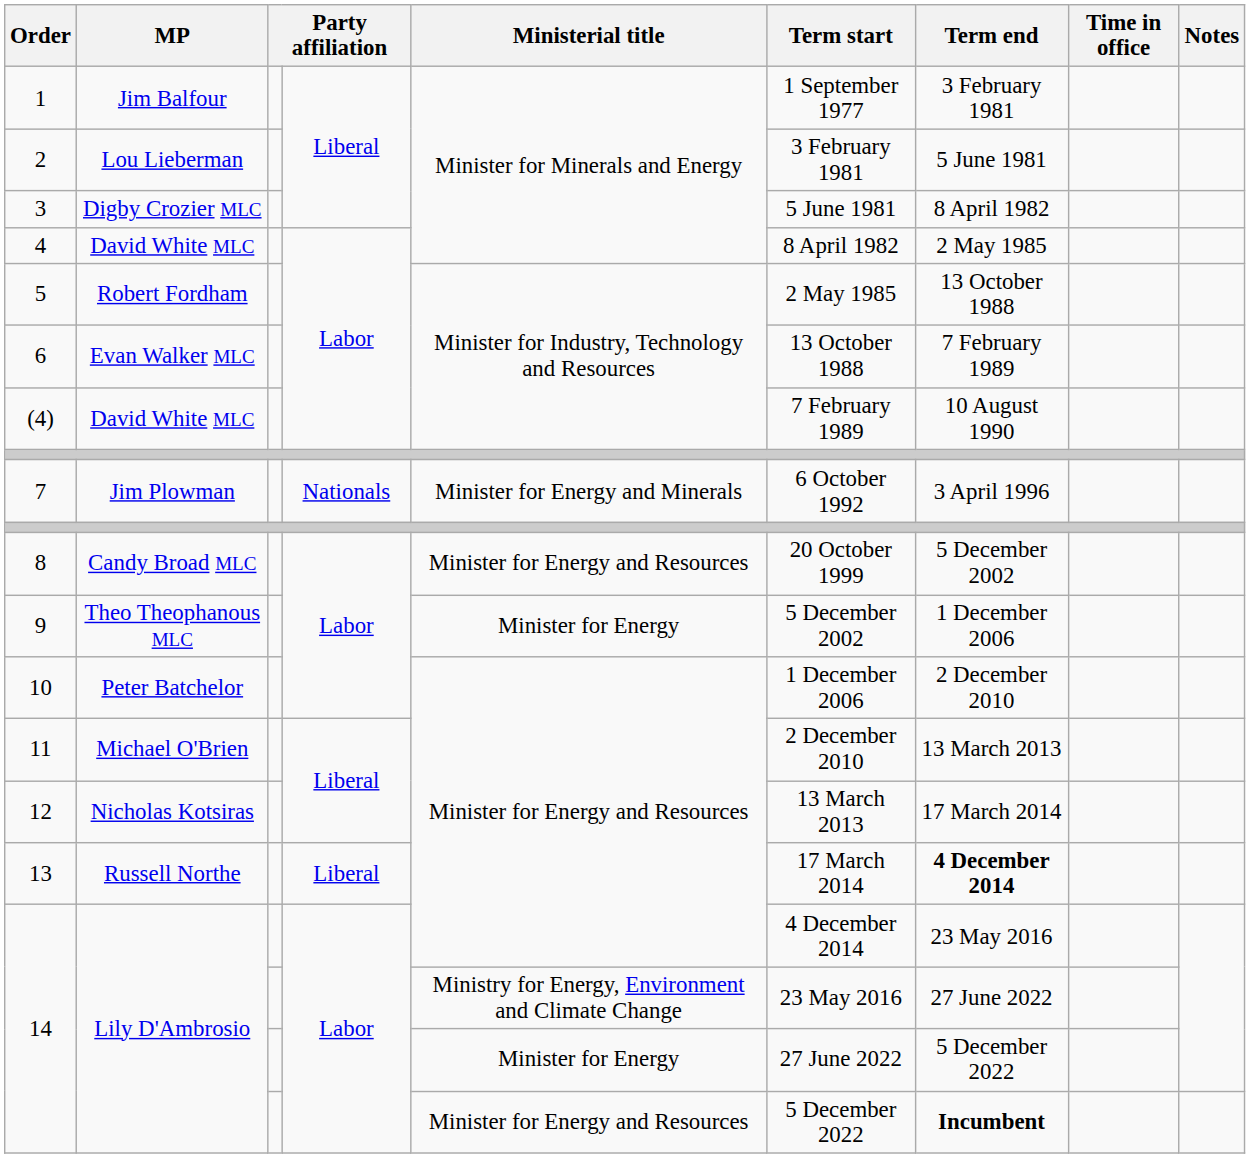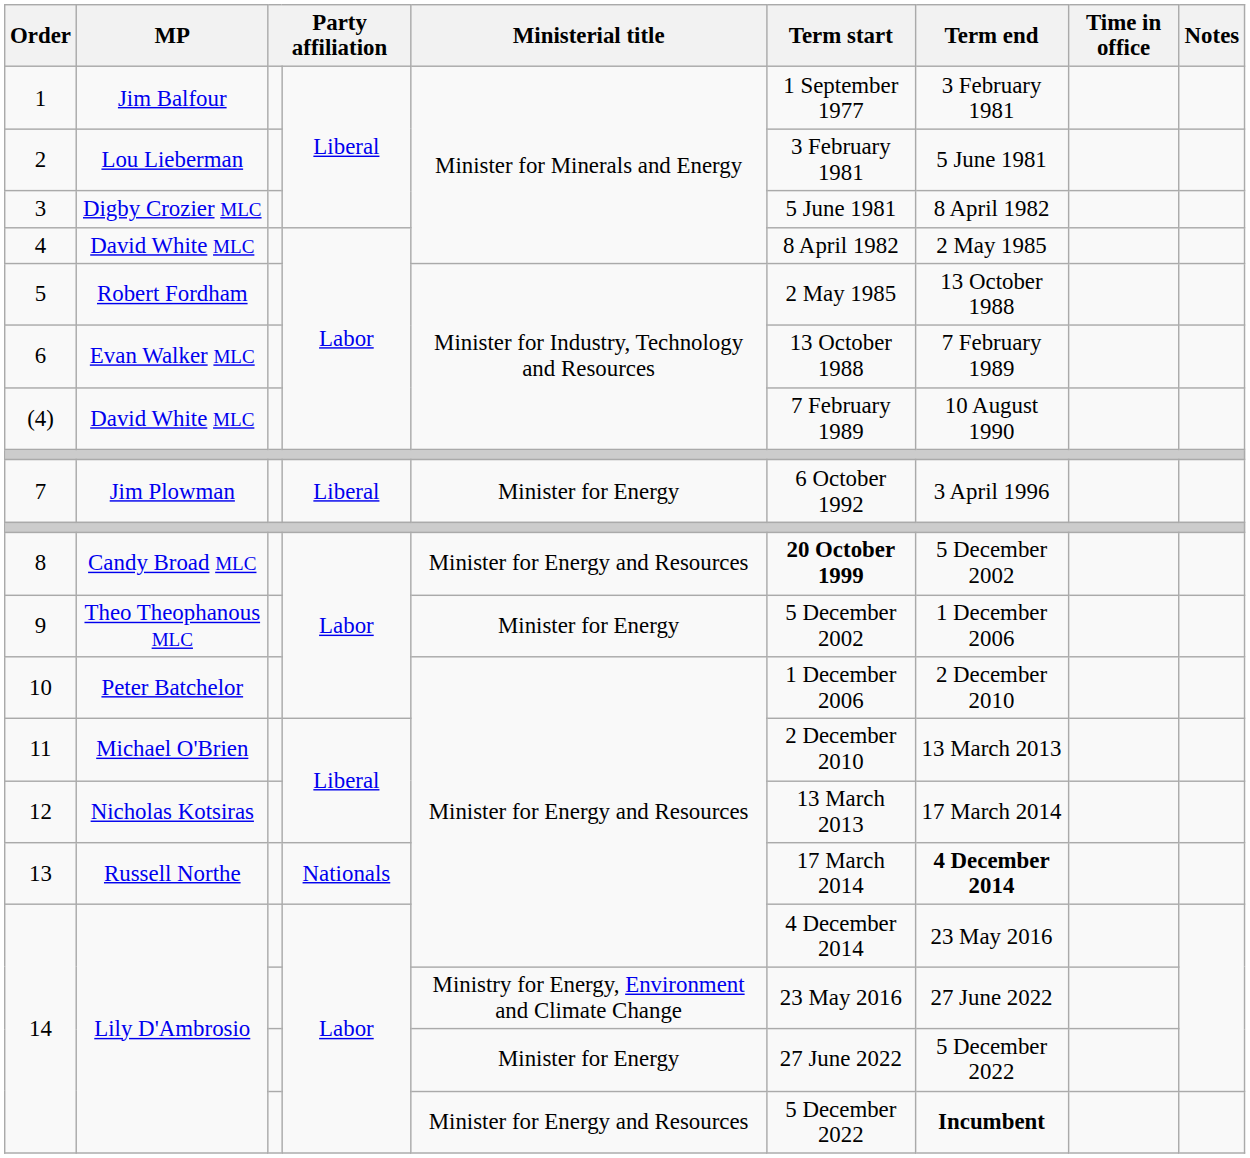(346, 490) Nationals -> (346, 490) Liberal
(589, 490) Minister for Energy and Minerals -> (589, 490) Minister for Energy
(841, 563) normal -> (841, 563) bold
(346, 873) Liberal -> (346, 873) Nationals
